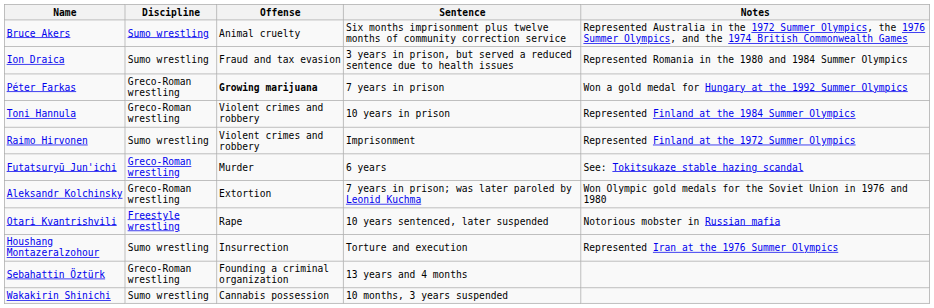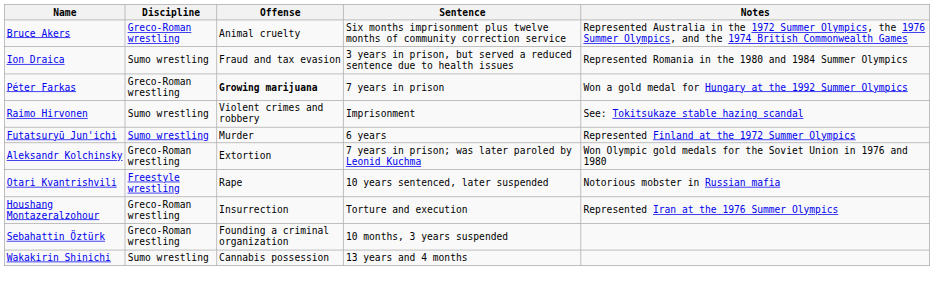(168, 33) Sumo wrestling -> (159, 33) Greco-Roman wrestling
- row: (41, 114)
(720, 141) Represented Finland at the 1972 Summer Olympics -> (693, 114) See: Tokitsukaze stable hazing scandal
(159, 167) Greco-Roman wrestling -> (168, 135) Sumo wrestling
(693, 167) See: Tokitsukaze stable hazing scandal -> (720, 135) Represented Finland at the 1972 Summer Olympics
(168, 248) Sumo wrestling -> (159, 210) Greco-Roman wrestling
(407, 274) 13 years and 4 months -> (427, 237) 10 months, 3 years suspended
(427, 296) 10 months, 3 years suspended -> (407, 258) 13 years and 4 months
